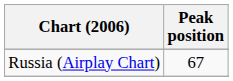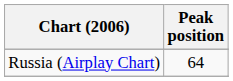(196, 62) 67 -> (196, 62) 64
